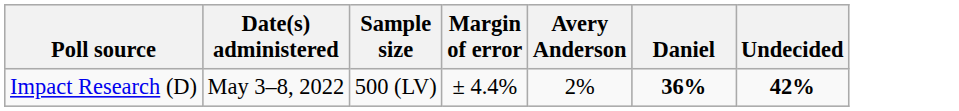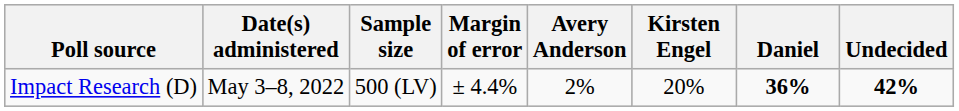+ column: (684, 36)
